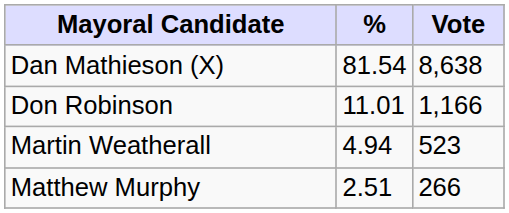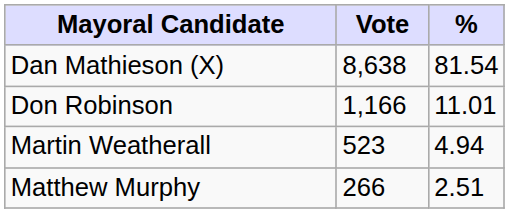columns swapped: (458, 24) <-> (375, 24)
